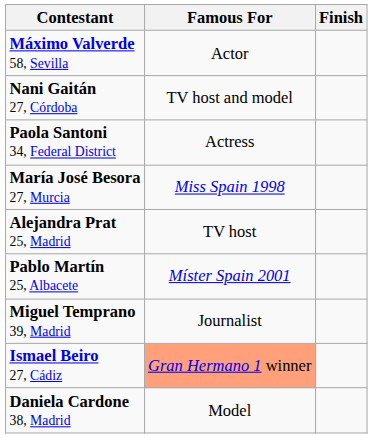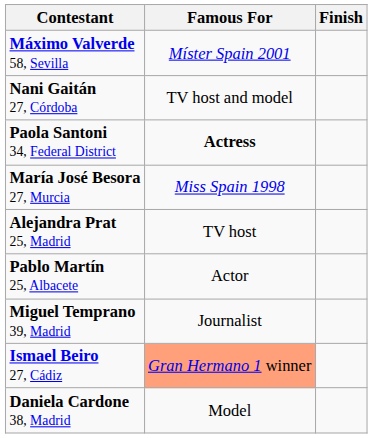(230, 52) Actor -> (230, 52) Míster Spain 2001
(230, 142) normal -> (230, 142) bold
(230, 276) Míster Spain 2001 -> (230, 276) Actor
